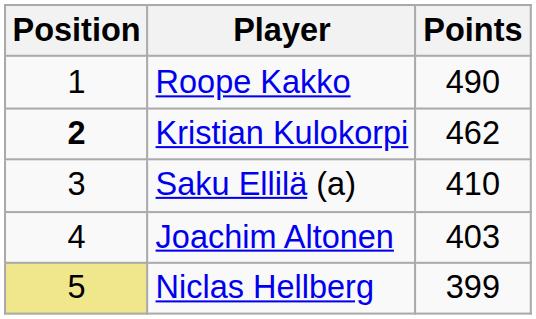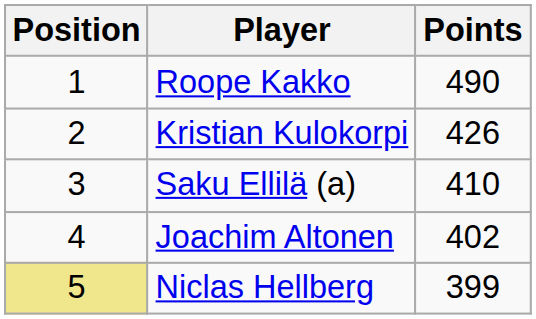(77, 133) bold -> (77, 133) normal
(473, 133) 462 -> (473, 133) 426
(473, 236) 403 -> (473, 236) 402
